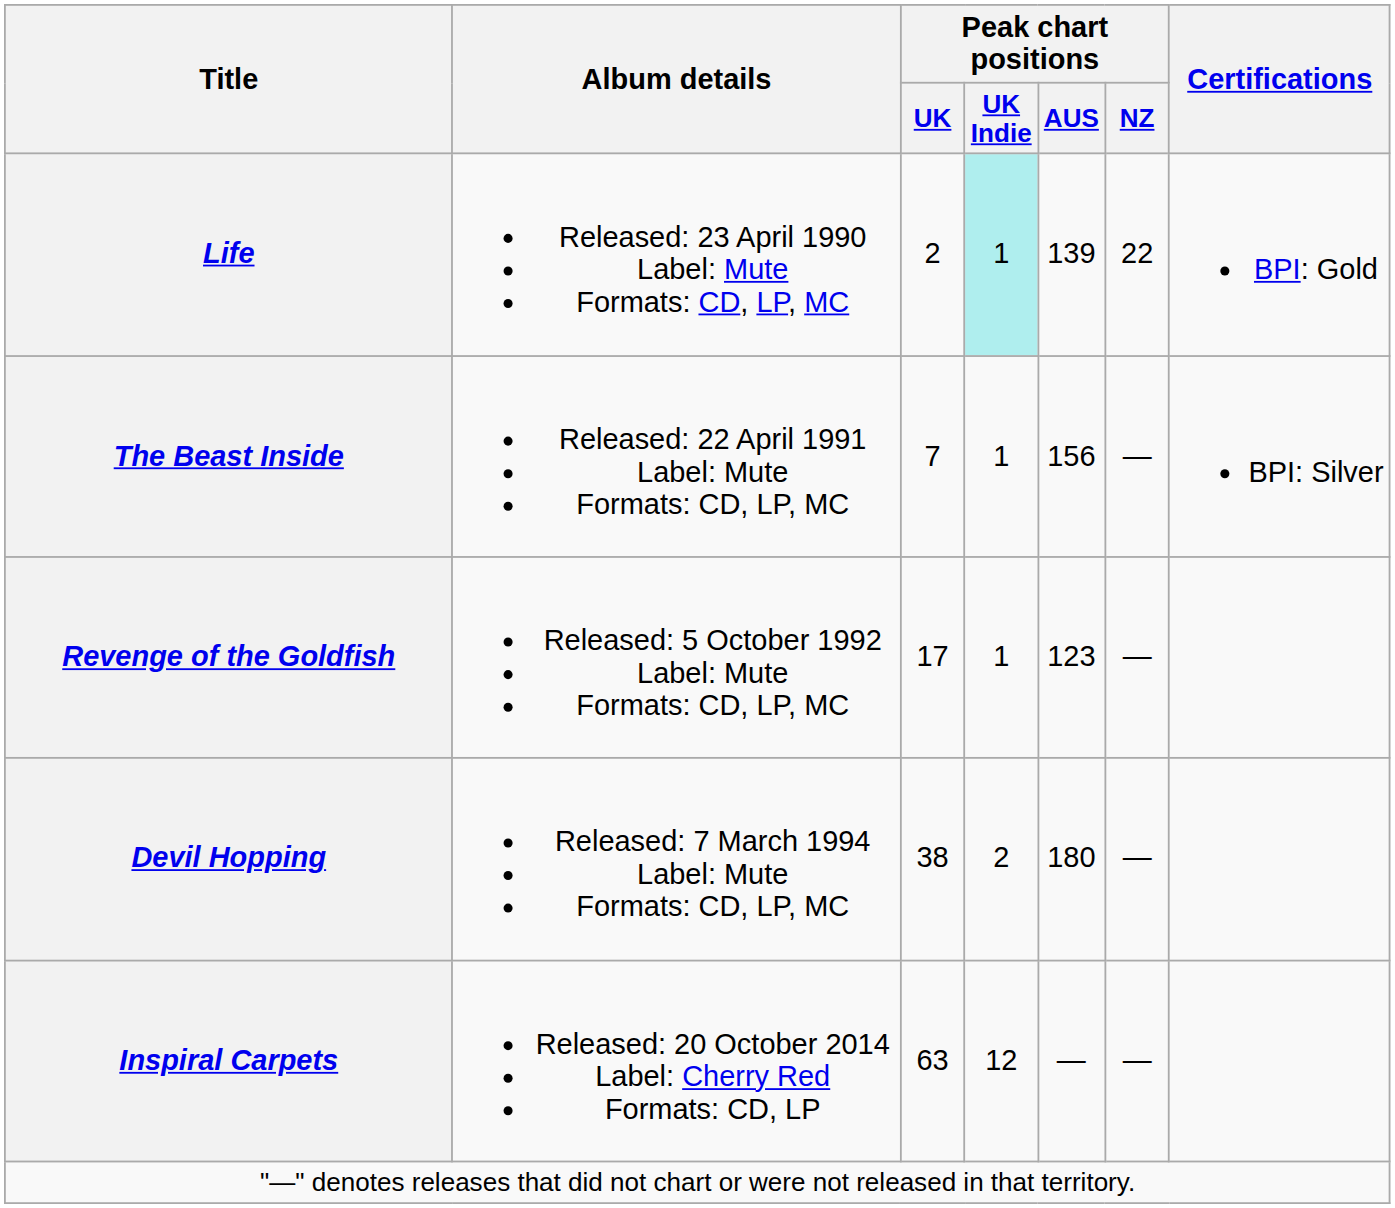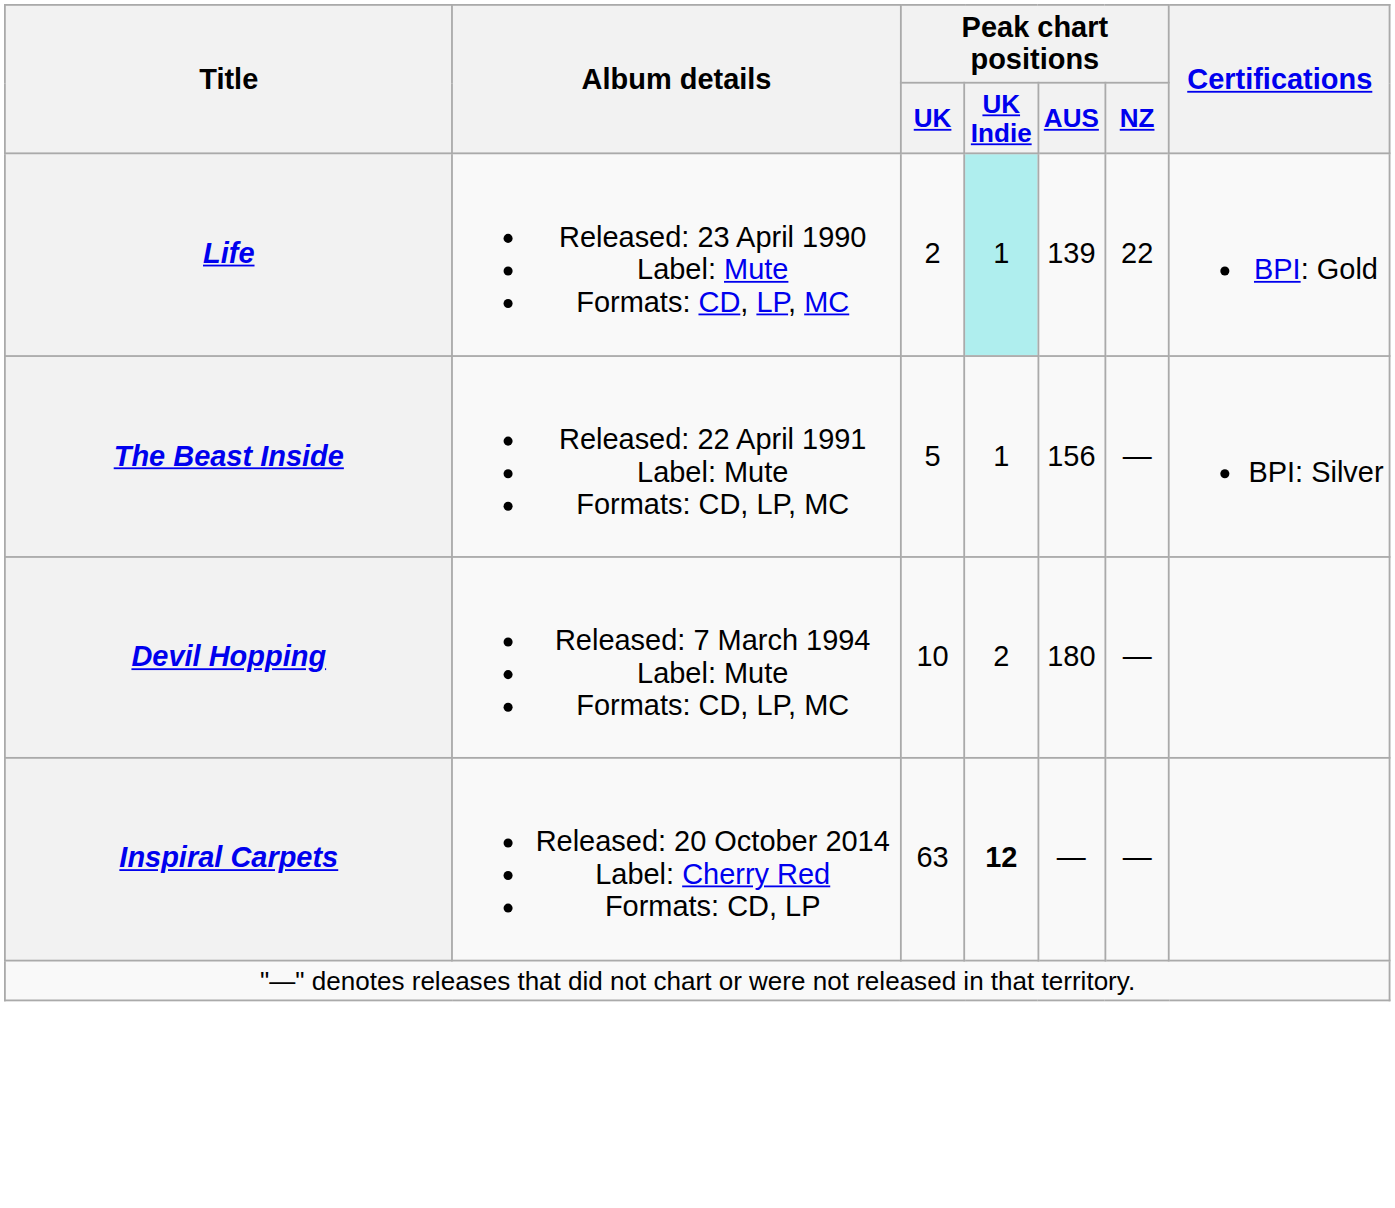(933, 455) 7 -> (933, 455) 5
- row: (229, 657)
(933, 858) 38 -> (933, 657) 10
(1001, 1060) normal -> (1001, 858) bold
